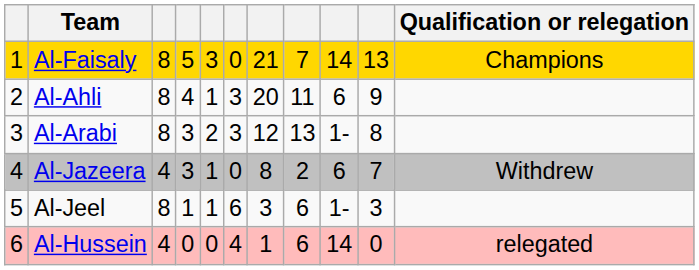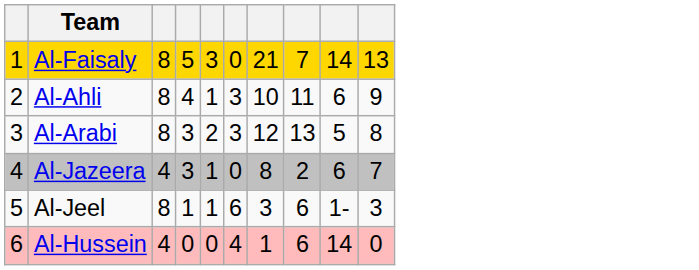- column: (544, 23)
(266, 97) 20 -> (266, 97) 10
(339, 134) 1- -> (339, 134) 5
